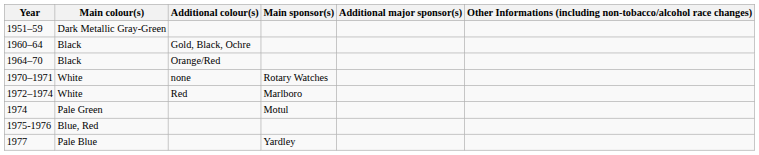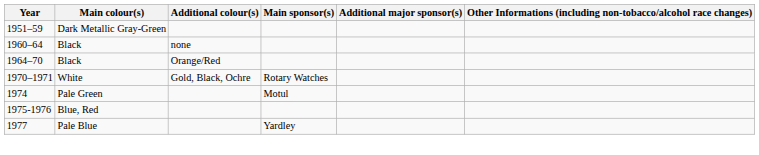(211, 45) Gold, Black, Ochre -> (181, 45) none
(181, 77) none -> (211, 77) Gold, Black, Ochre
- row: (30, 93)
